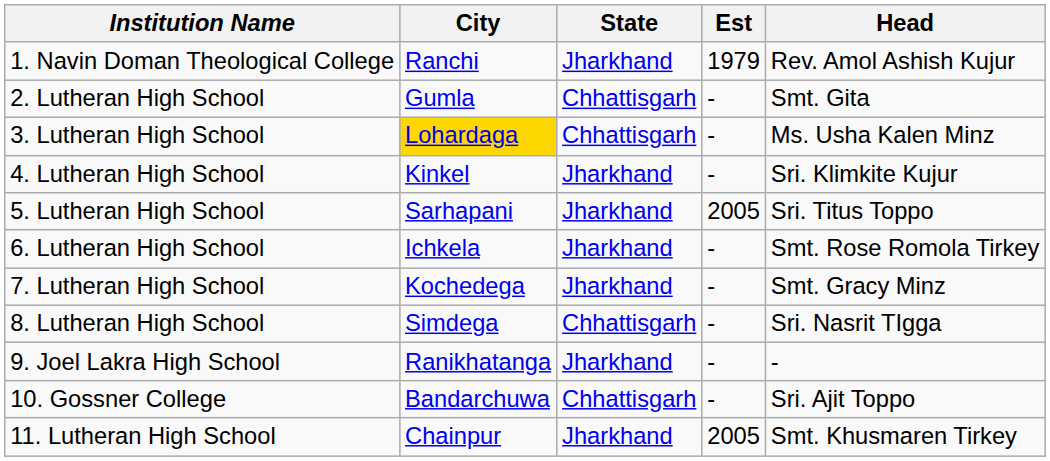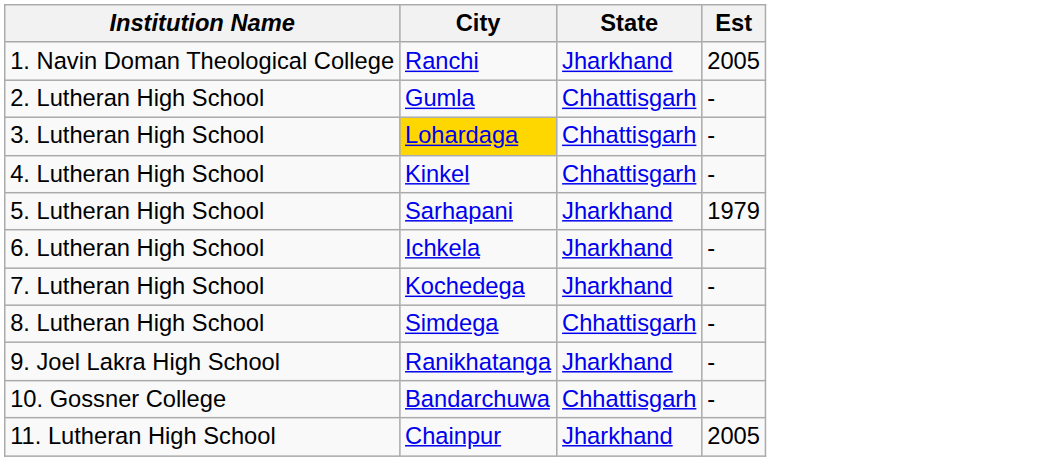- column: (905, 23)
(734, 60) 1979 -> (734, 60) 2005
(617, 173) Jharkhand -> (629, 173) Chhattisgarh
(734, 211) 2005 -> (734, 211) 1979
